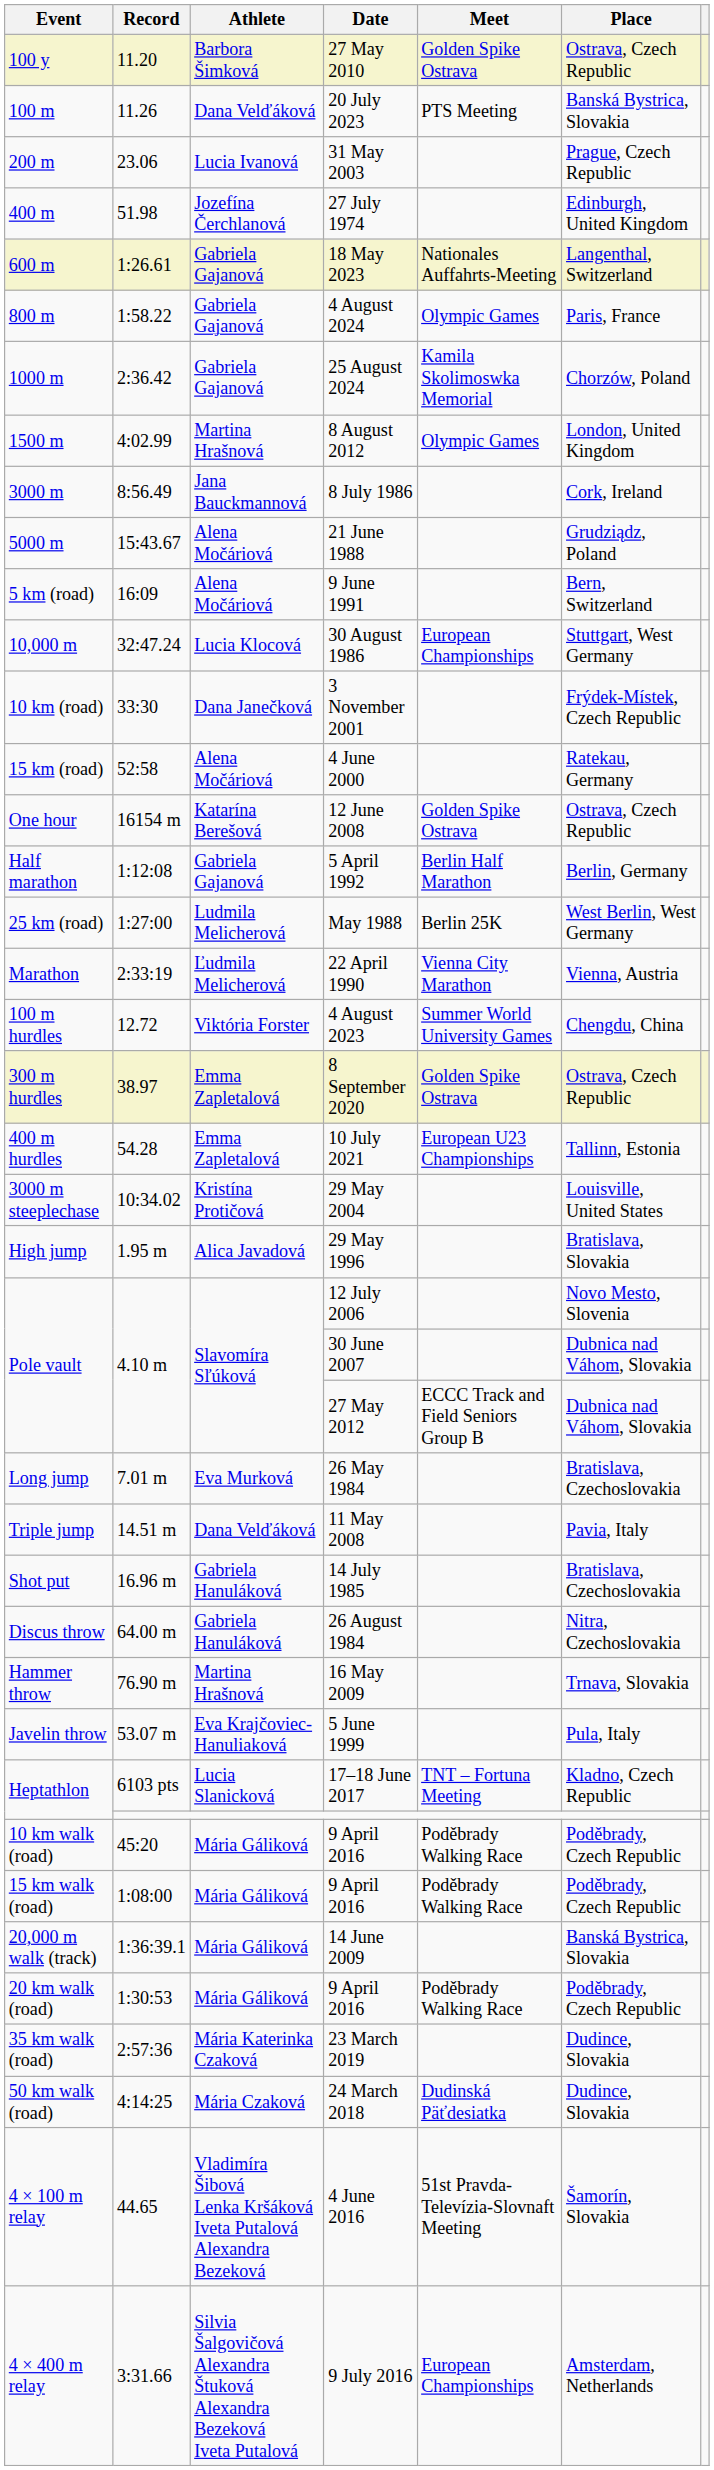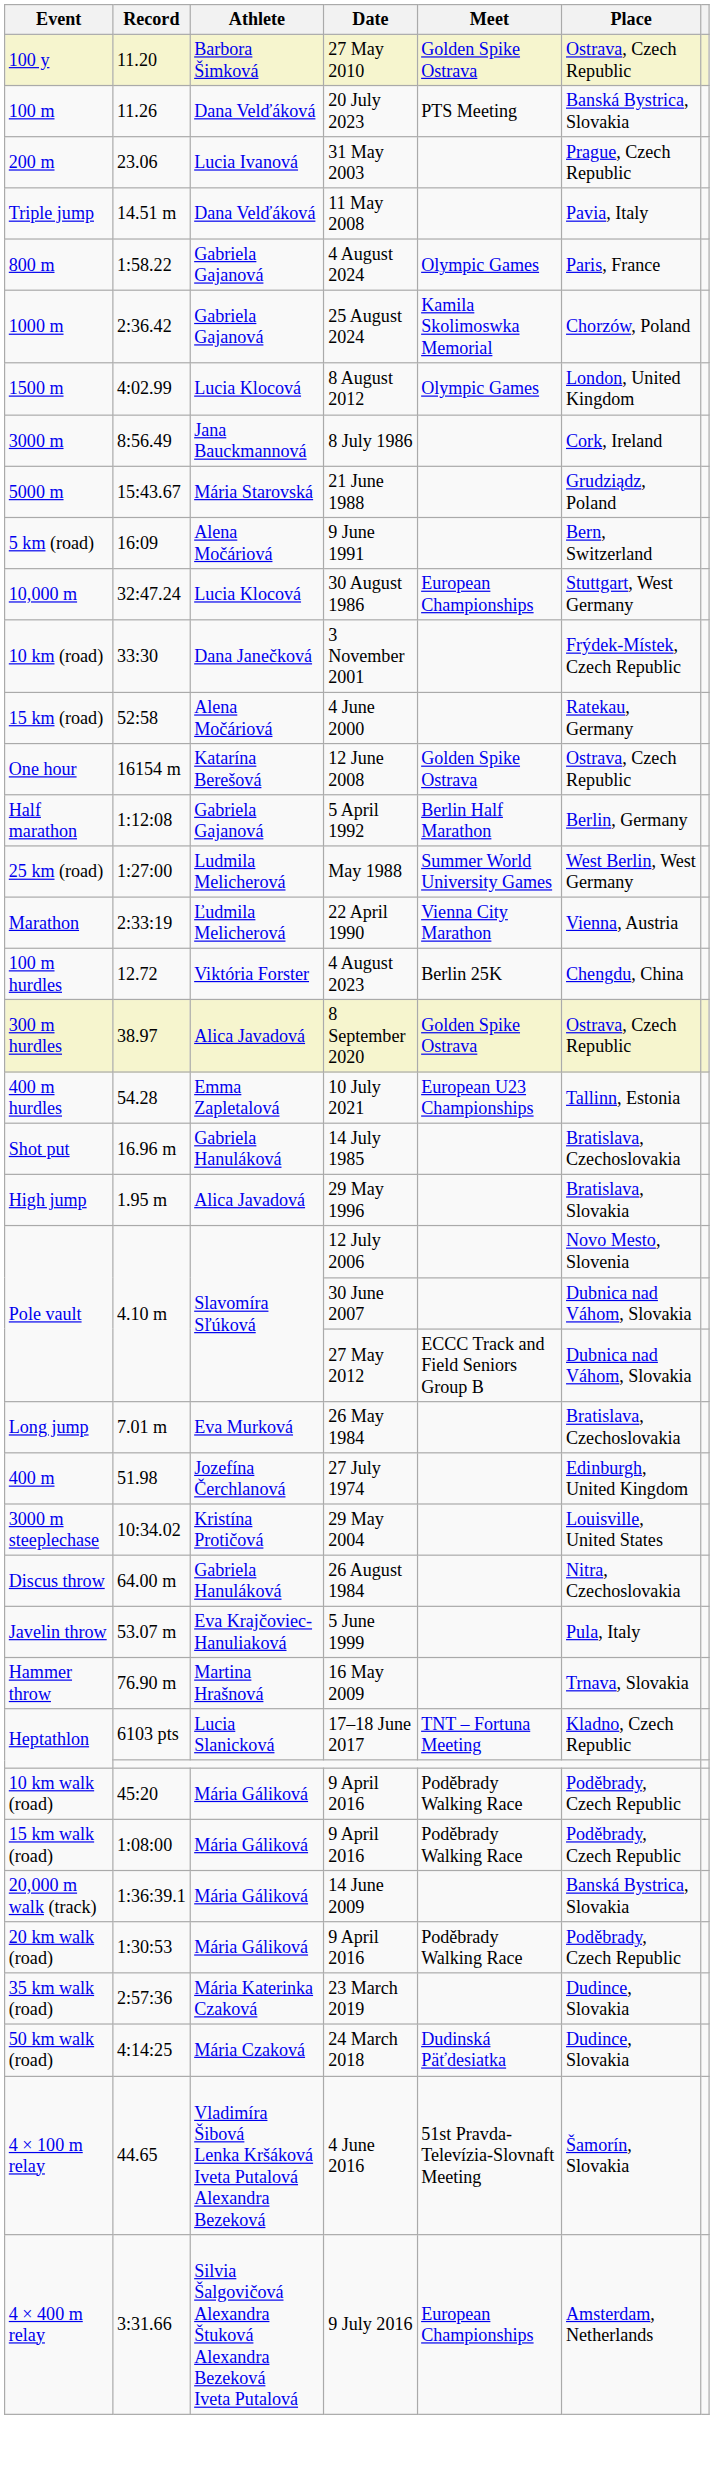rows swapped: (32, 213) <-> (51, 1529)
- row: (32, 265)
(229, 440) Martina Hrašnová -> (248, 389) Lucia Klocová
(233, 542) Alena Močáriová -> (254, 491) Mária Starovská
(462, 922) Berlin 25K -> (487, 871) Summer World University Games
(487, 1025) Summer World University Games -> (462, 974) Berlin 25K
(237, 1087) Emma Zapletalová -> (250, 1036) Alica Javadová
rows swapped: (54, 1200) <-> (39, 1580)
rows swapped: (40, 1683) <-> (58, 1734)
